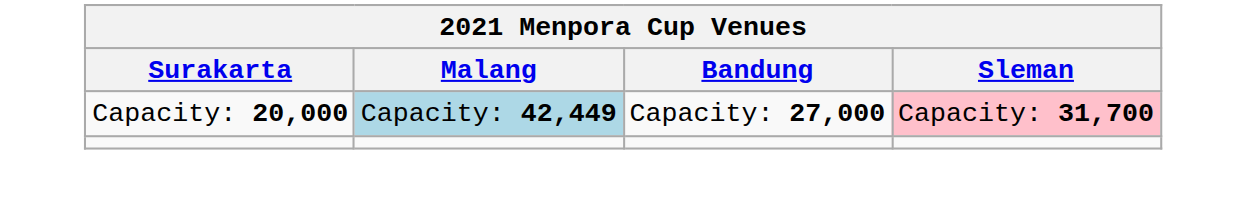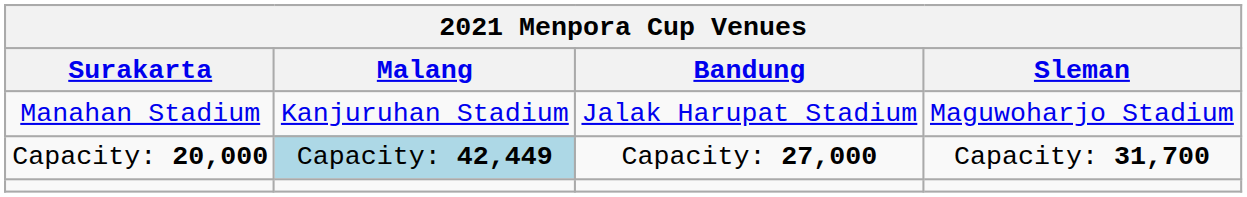+ row: (140, 114)
(1026, 114) pink background -> (1082, 157) no background
